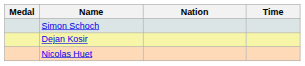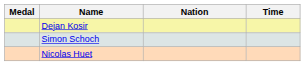rows swapped: (65, 40) <-> (70, 26)
